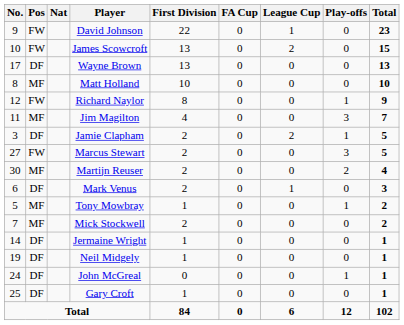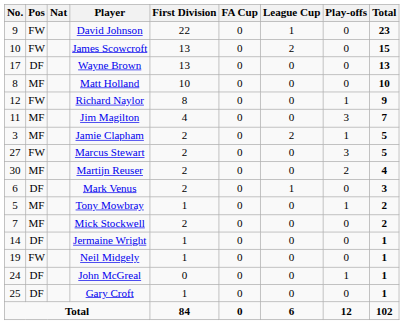(37, 135) DF -> (37, 135) MF
(37, 258) DF -> (37, 258) FW
